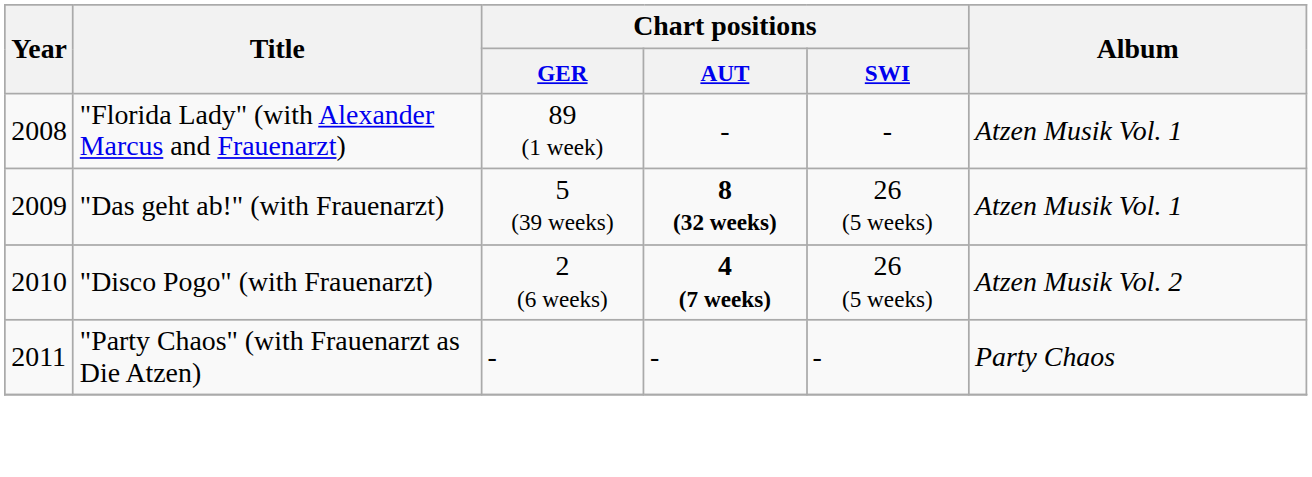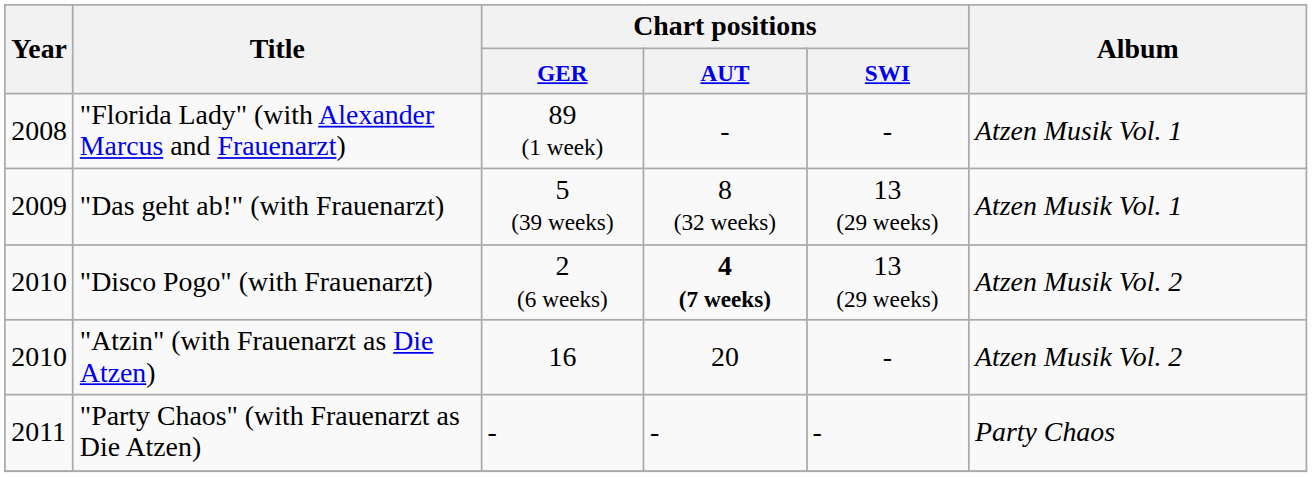(725, 206) bold -> (725, 206) normal
(887, 206) 26 (5 weeks) -> (887, 206) 13 (29 weeks)
(887, 281) 26 (5 weeks) -> (887, 281) 13 (29 weeks)
+ row: (257, 356)
